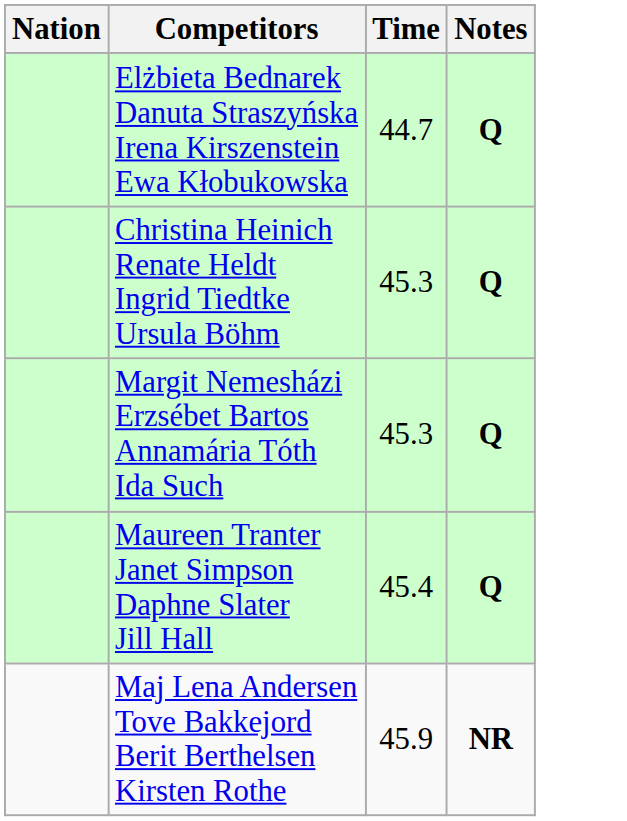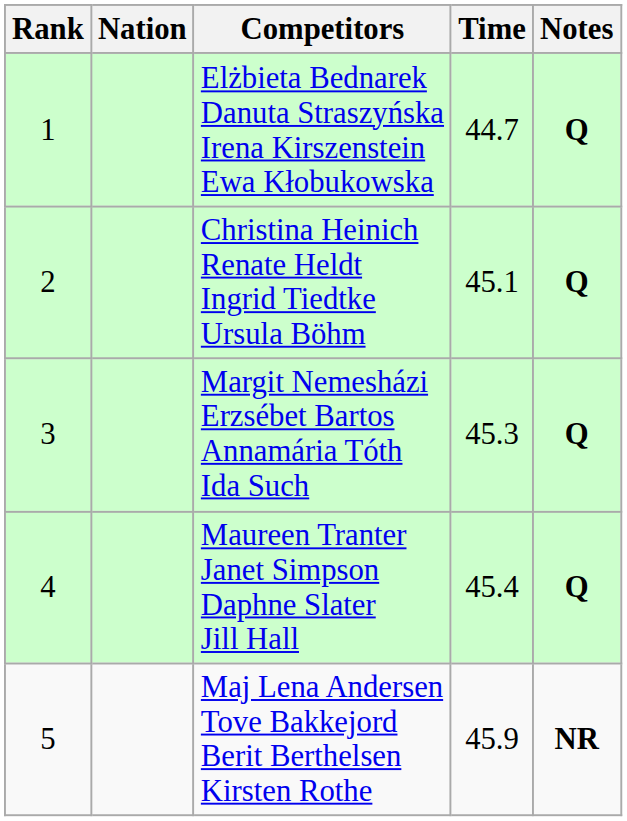+ column: (48, 28)
(406, 281) 45.3 -> (492, 281) 45.1
